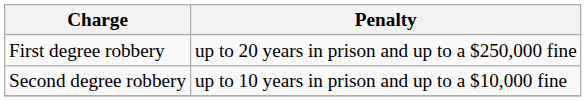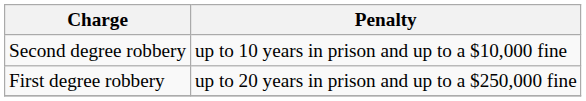rows swapped: (87, 50) <-> (98, 80)
